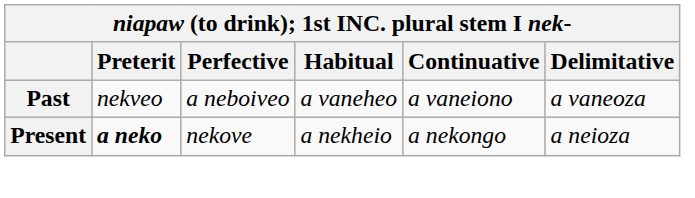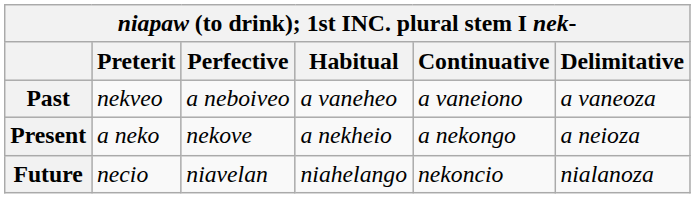(130, 135) bold -> (128, 135) normal
+ row: (48, 173)
